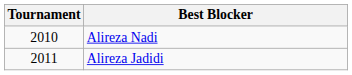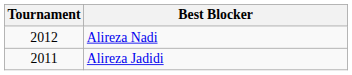(44, 37) 2010 -> (44, 37) 2012
